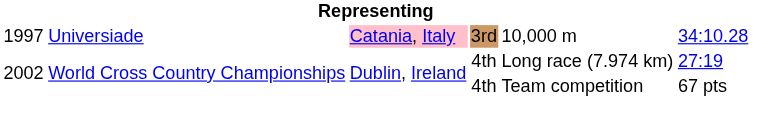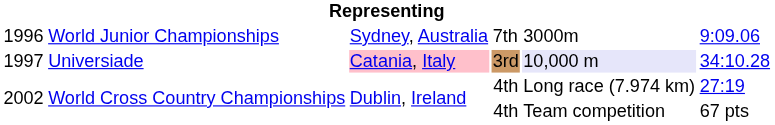+ row: (24, 36)
(539, 36) no background -> (561, 61) lavender background
